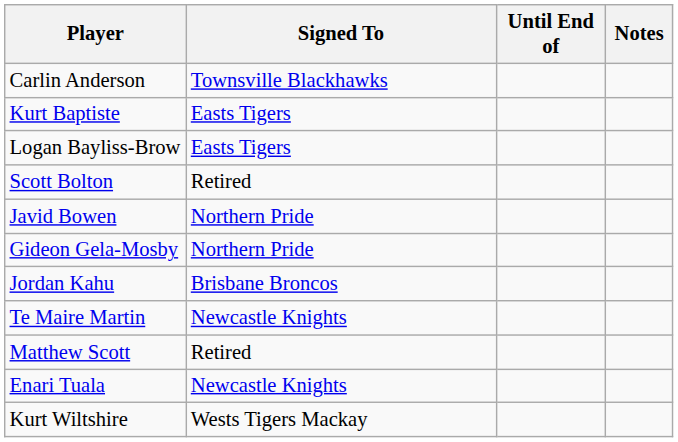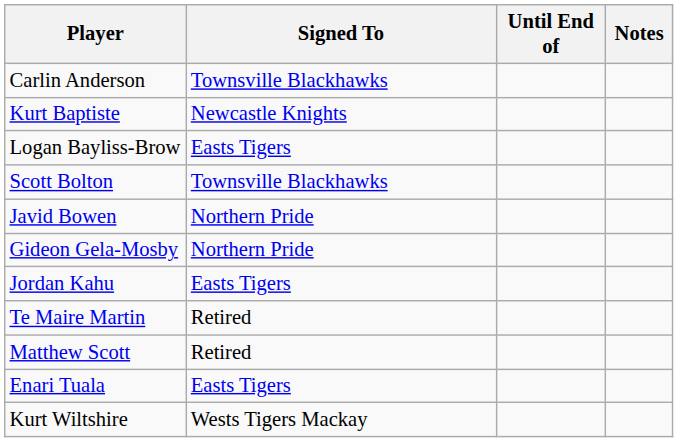(241, 114) Easts Tigers -> (269, 114) Newcastle Knights
(221, 182) Retired -> (289, 182) Townsville Blackhawks
(264, 283) Brisbane Broncos -> (241, 283) Easts Tigers
(269, 317) Newcastle Knights -> (221, 317) Retired
(269, 385) Newcastle Knights -> (241, 385) Easts Tigers
